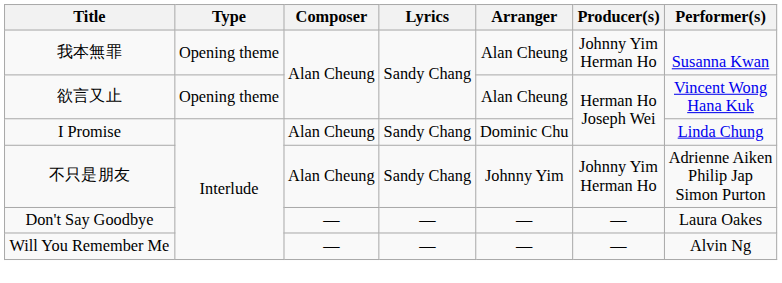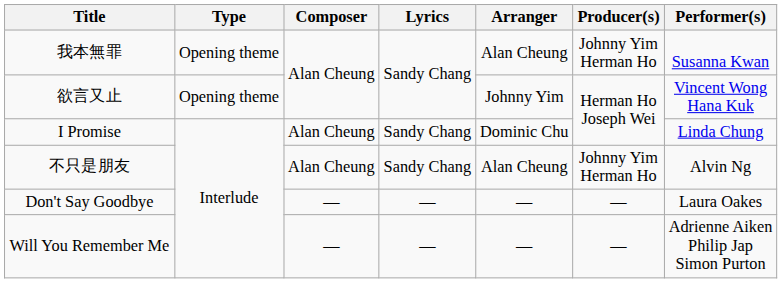(524, 96) Alan Cheung -> (524, 96) Johnny Yim
(524, 176) Johnny Yim -> (524, 166) Alan Cheung
(721, 176) Adrienne Aiken Philip Jap Simon Purton -> (721, 166) Alvin Ng
(721, 246) Alvin Ng -> (721, 246) Adrienne Aiken Philip Jap Simon Purton
